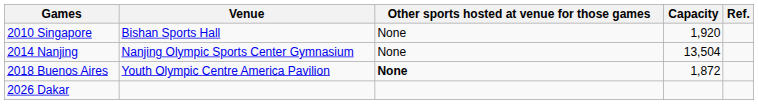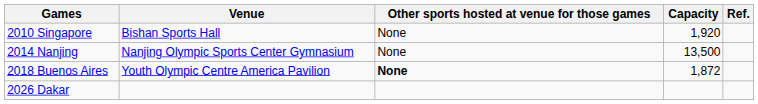(702, 52) 13,504 -> (702, 52) 13,500
